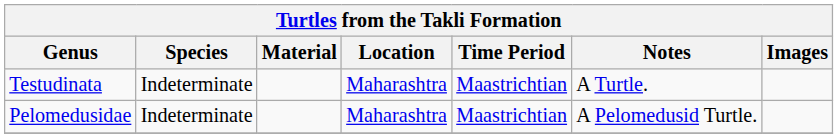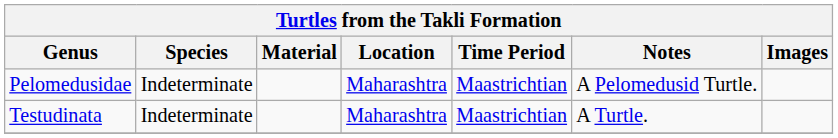rows swapped: (70, 116) <-> (56, 84)
